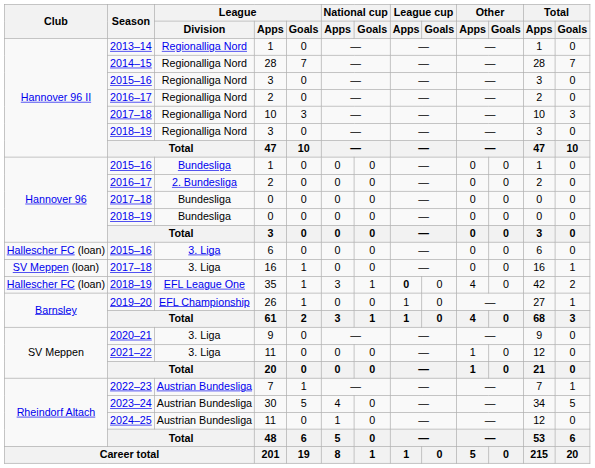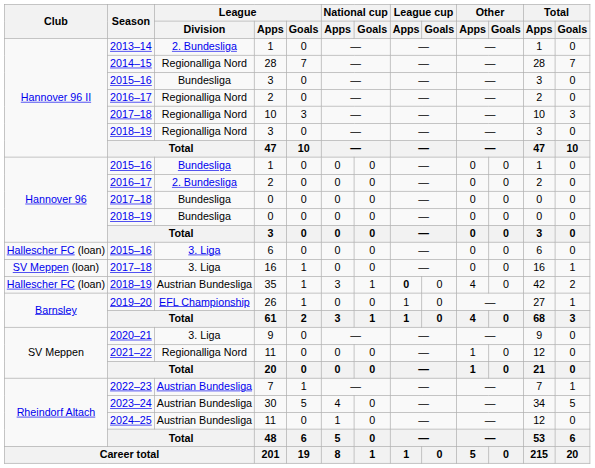(204, 47) Regionalliga Nord -> (204, 47) 2. Bundesliga
(204, 81) Regionalliga Nord -> (204, 81) Bundesliga
(204, 285) EFL League One -> (204, 285) Austrian Bundesliga
(204, 353) 3. Liga -> (204, 353) Regionalliga Nord
